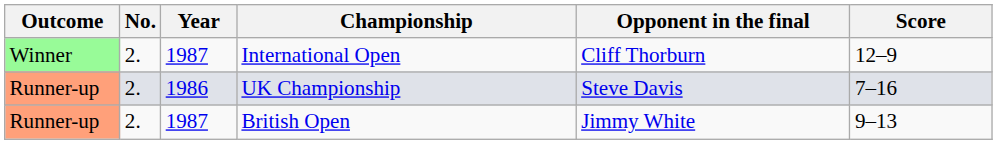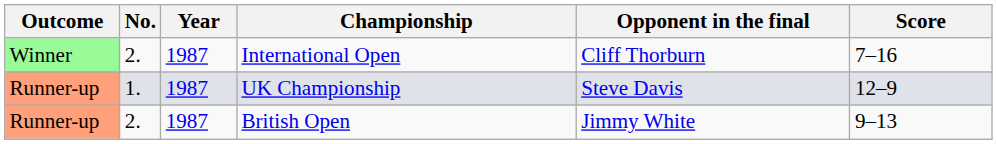(876, 54) 12–9 -> (876, 54) 7–16
(133, 88) 2. -> (133, 88) 1.
(187, 88) 1986 -> (187, 88) 1987
(876, 88) 7–16 -> (876, 88) 12–9
